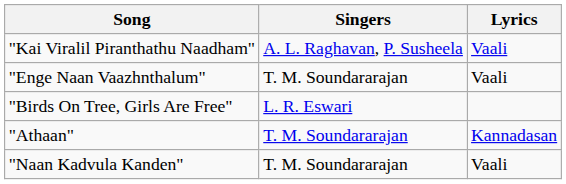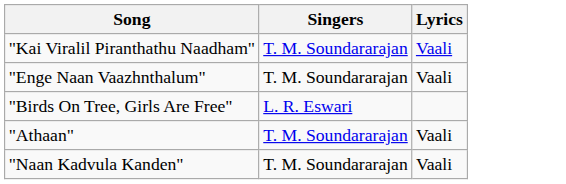(363, 48) A. L. Raghavan, P. Susheela -> (335, 48) T. M. Soundararajan
(514, 135) Kannadasan -> (434, 135) Vaali
